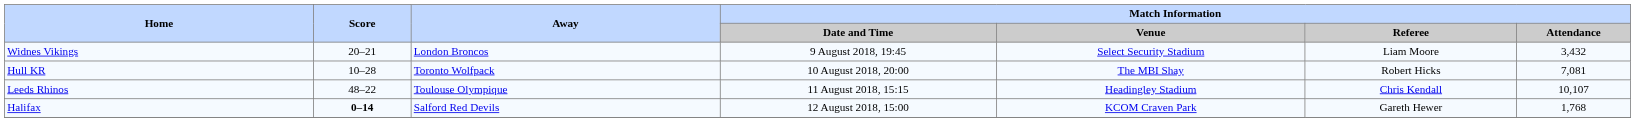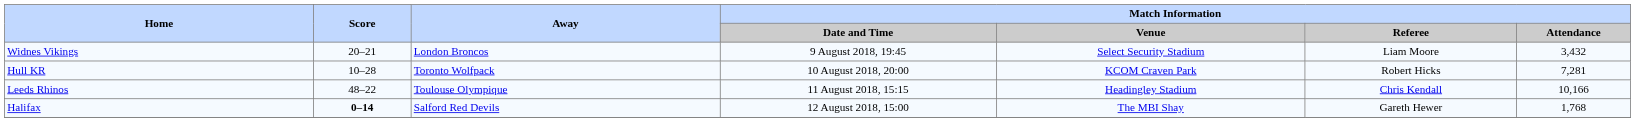(1151, 70) The MBI Shay -> (1151, 70) KCOM Craven Park
(1574, 70) 7,081 -> (1574, 70) 7,281
(1574, 89) 10,107 -> (1574, 89) 10,166
(1151, 108) KCOM Craven Park -> (1151, 108) The MBI Shay
